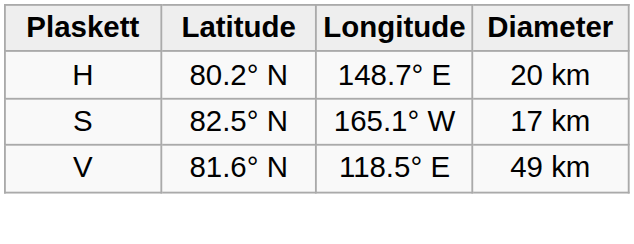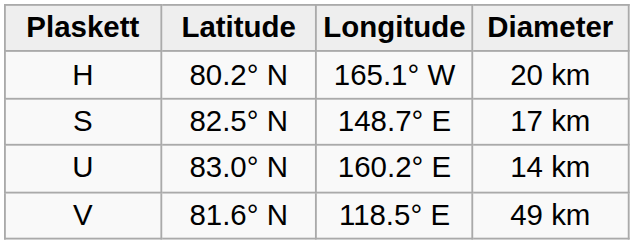(394, 74) 148.7° E -> (394, 74) 165.1° W
(394, 121) 165.1° W -> (394, 121) 148.7° E
+ row: (550, 167)
